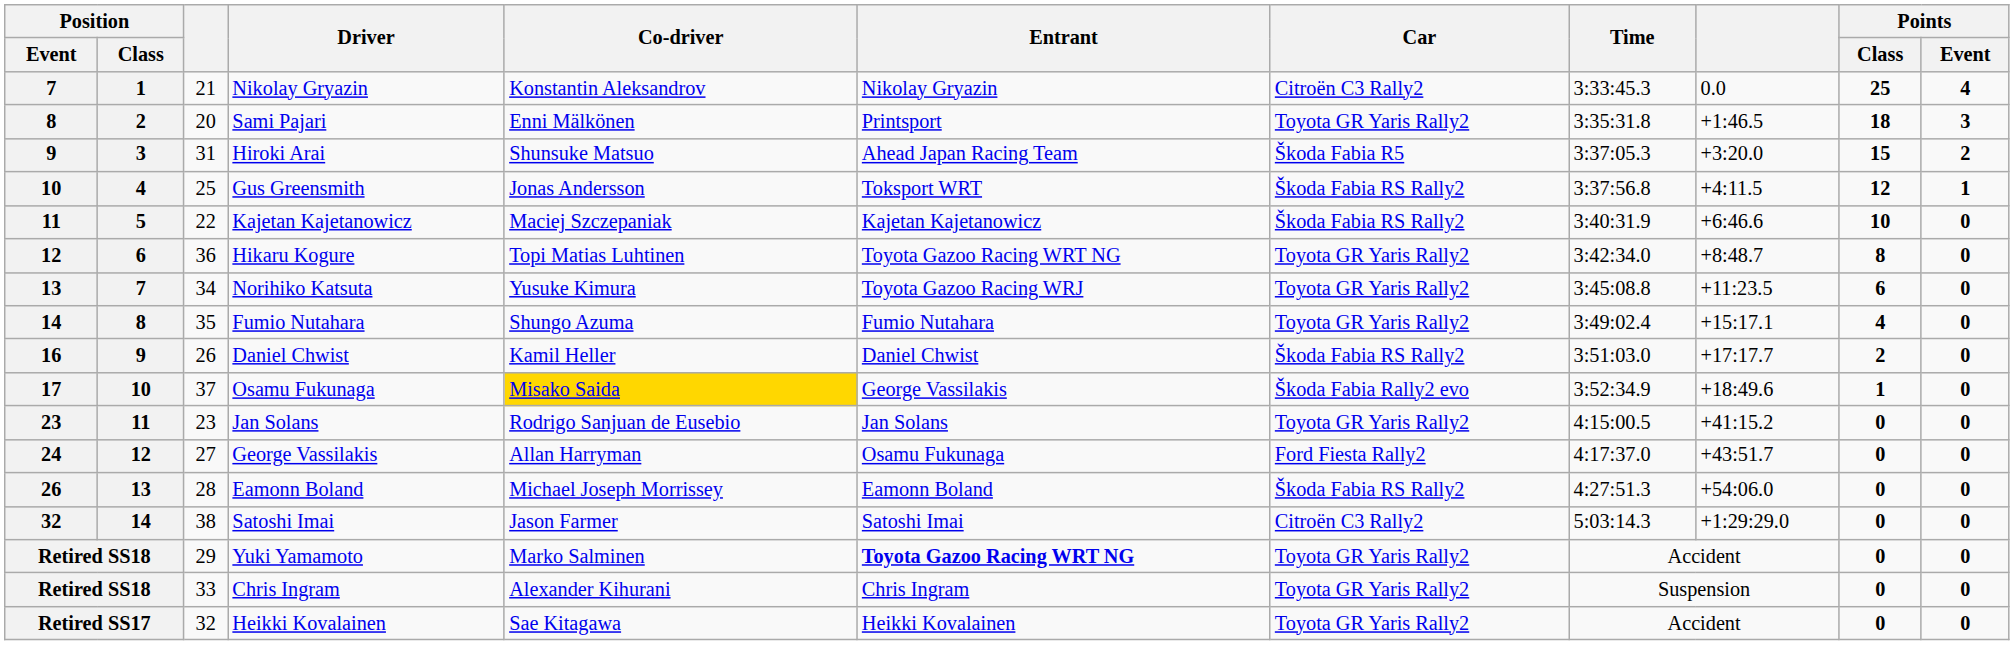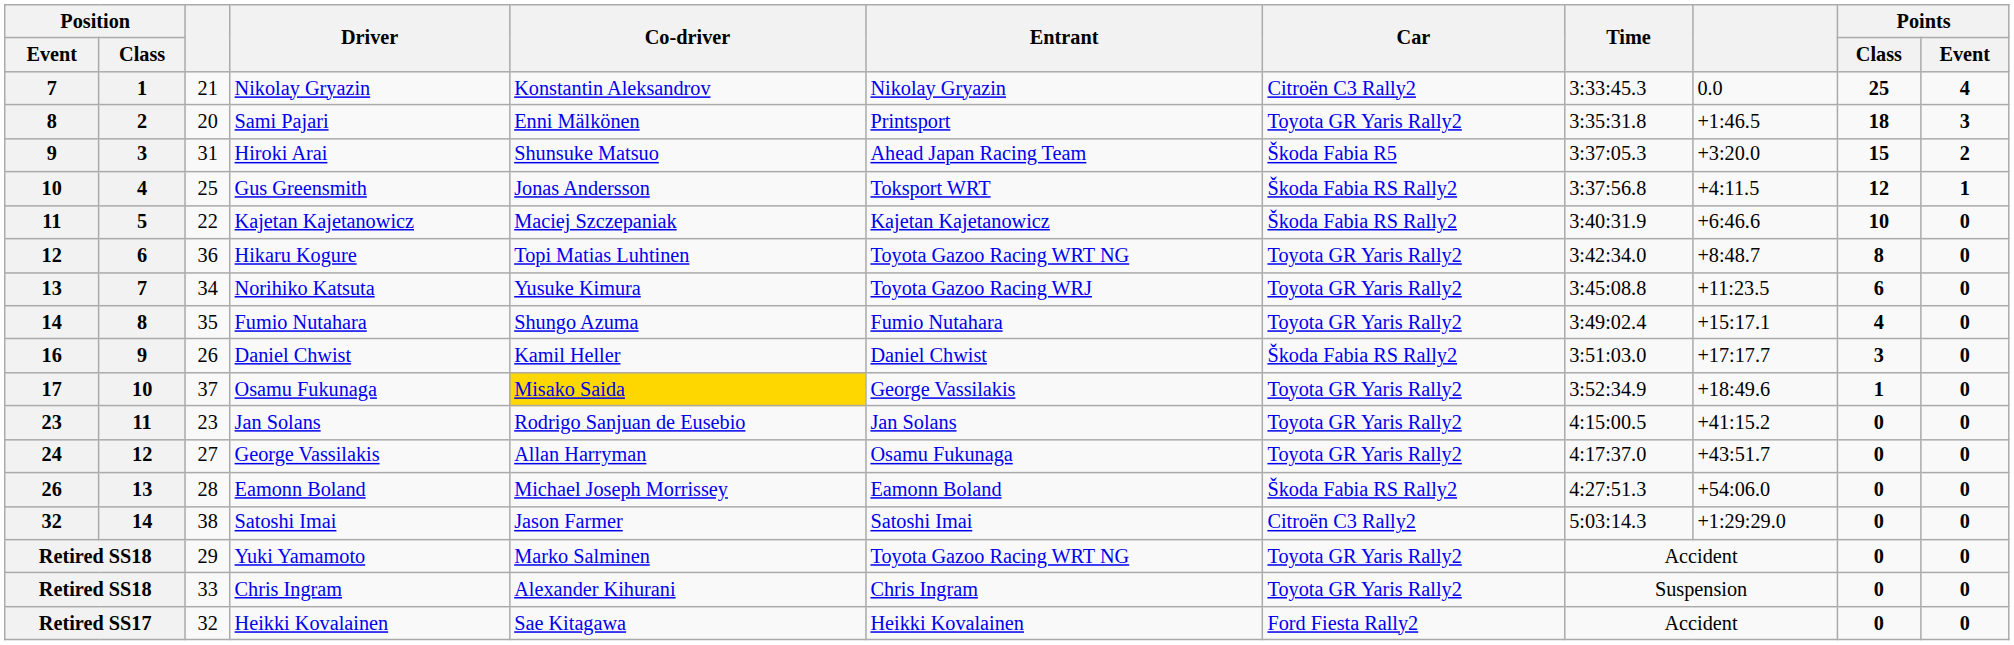(1880, 355) 2 -> (1879, 355) 3
(1372, 388) Škoda Fabia Rally2 evo -> (1365, 388) Toyota GR Yaris Rally2
(1350, 455) Ford Fiesta Rally2 -> (1365, 455) Toyota GR Yaris Rally2
(998, 555) bold -> (1000, 555) normal
(1372, 622) Toyota GR Yaris Rally2 -> (1343, 622) Ford Fiesta Rally2
